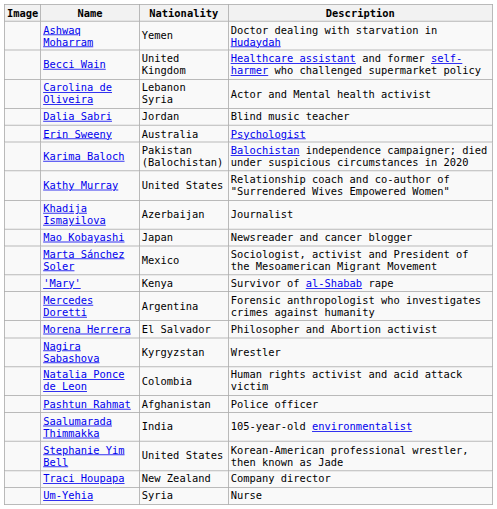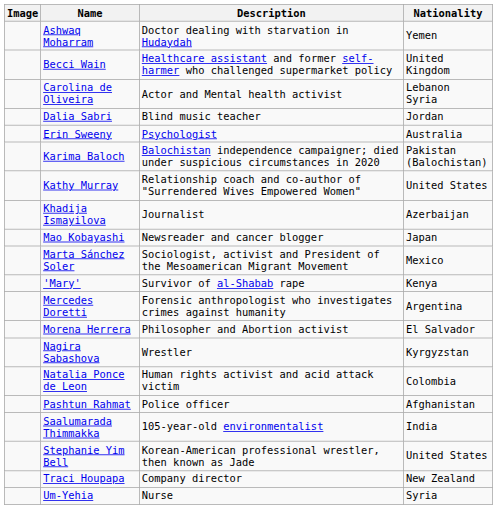columns swapped: (184, 13) <-> (360, 13)
